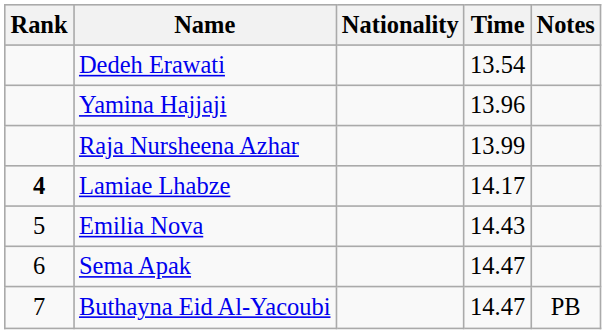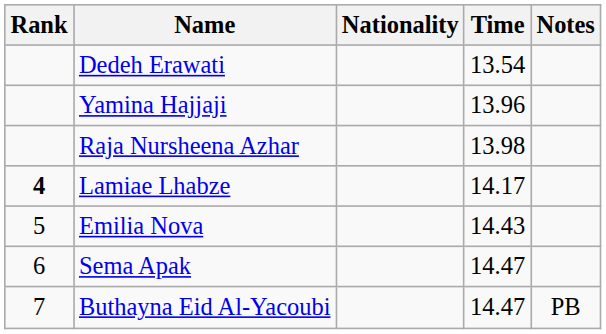(498, 145) 13.99 -> (498, 145) 13.98
